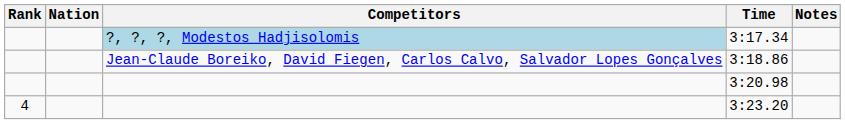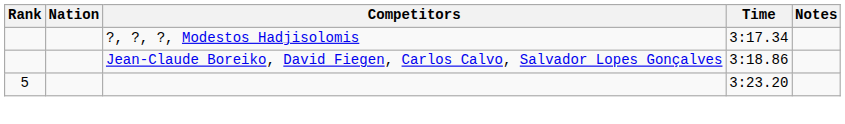(233, 39) lightblue background -> (233, 39) no background
- row: (759, 84)
(25, 107) 4 -> (25, 84) 5
